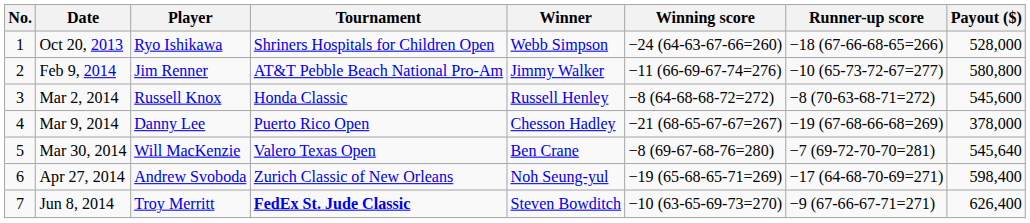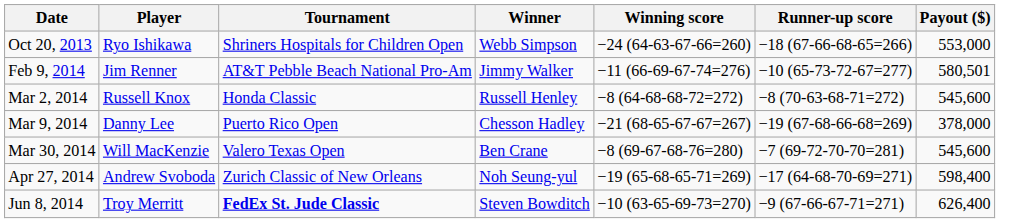- column: (20, 17)
(996, 44) 528,000 -> (964, 44) 553,000
(996, 71) 580,800 -> (964, 71) 580,501
(996, 150) 545,640 -> (964, 150) 545,600
